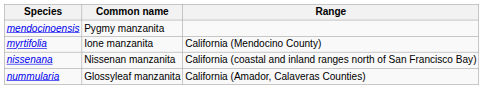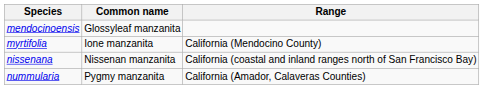(124, 28) Pygmy manzanita -> (132, 28) Glossyleaf manzanita
(132, 76) Glossyleaf manzanita -> (124, 76) Pygmy manzanita
